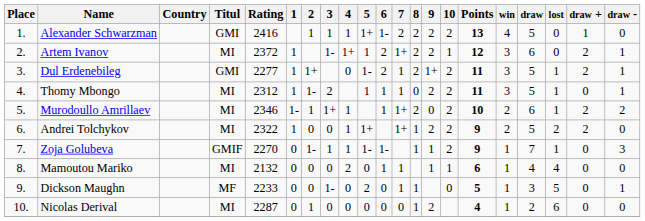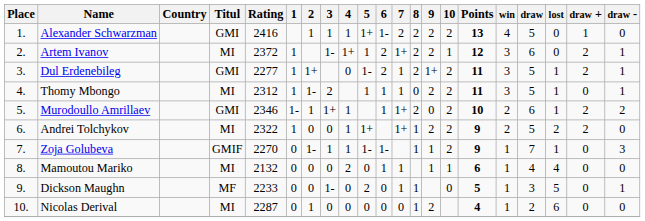(227, 110) MI -> (227, 110) GMI
